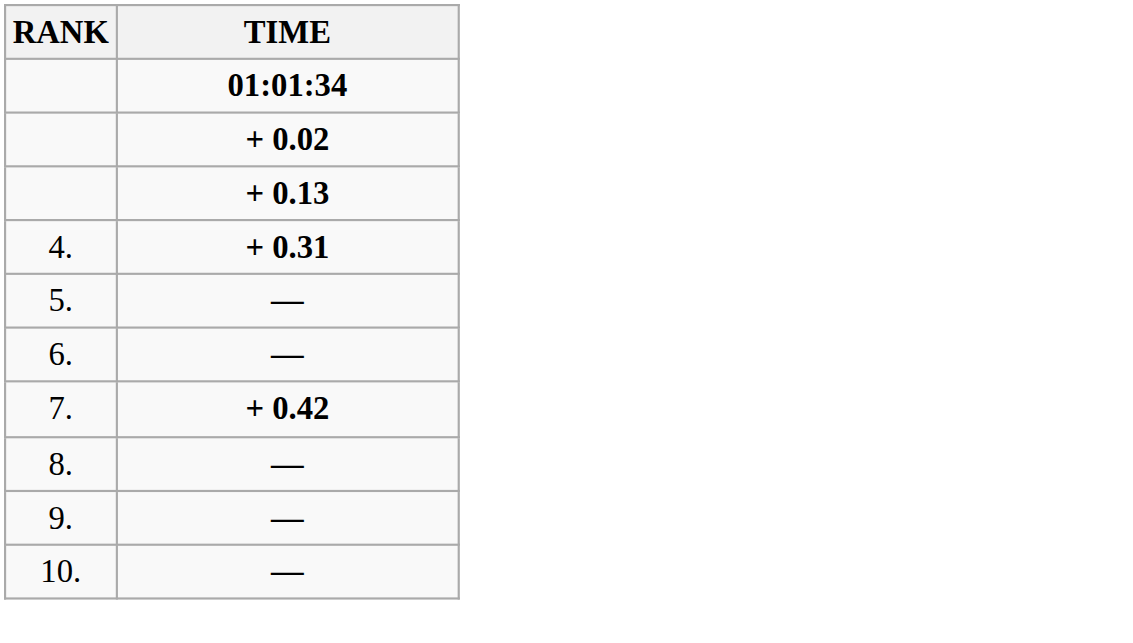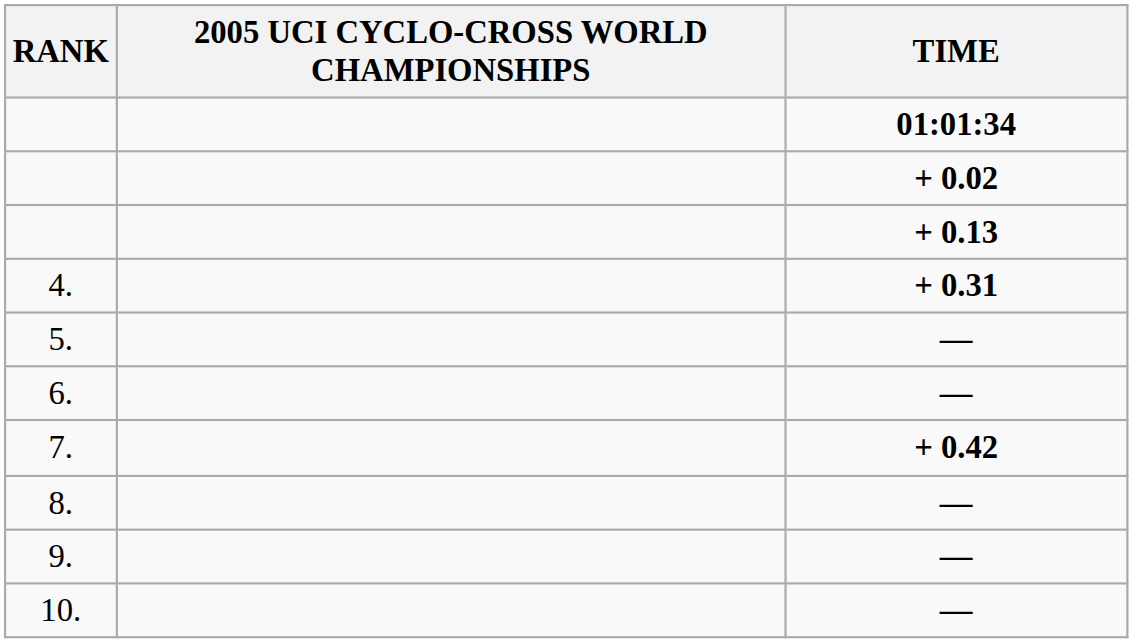+ column: (451, 50)
